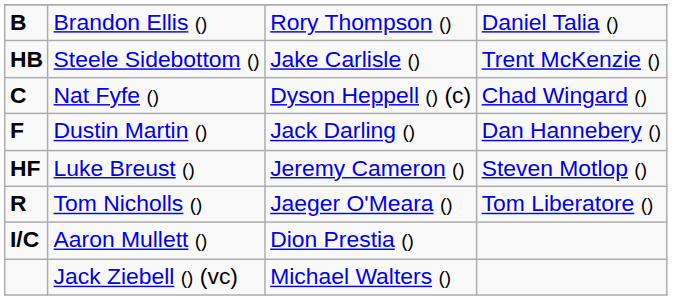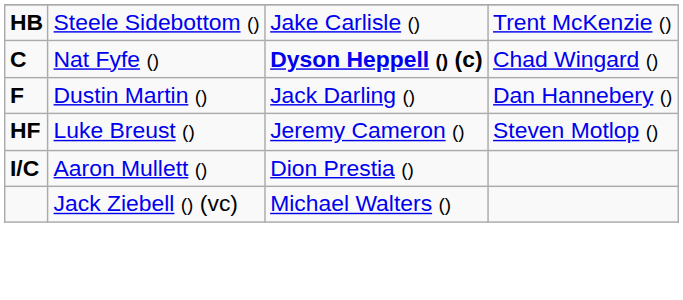- row: (131, 22)
(371, 95) normal -> (376, 58) bold
- row: (128, 204)
